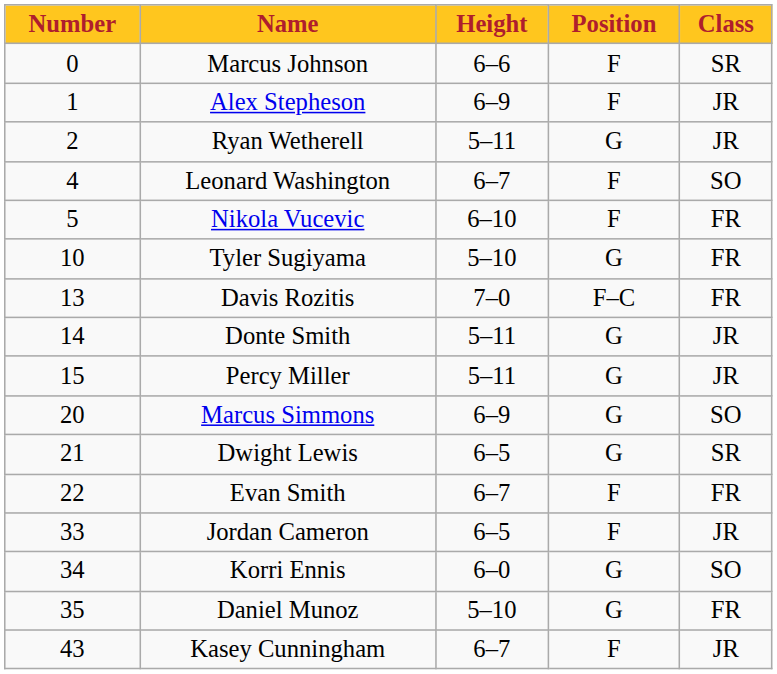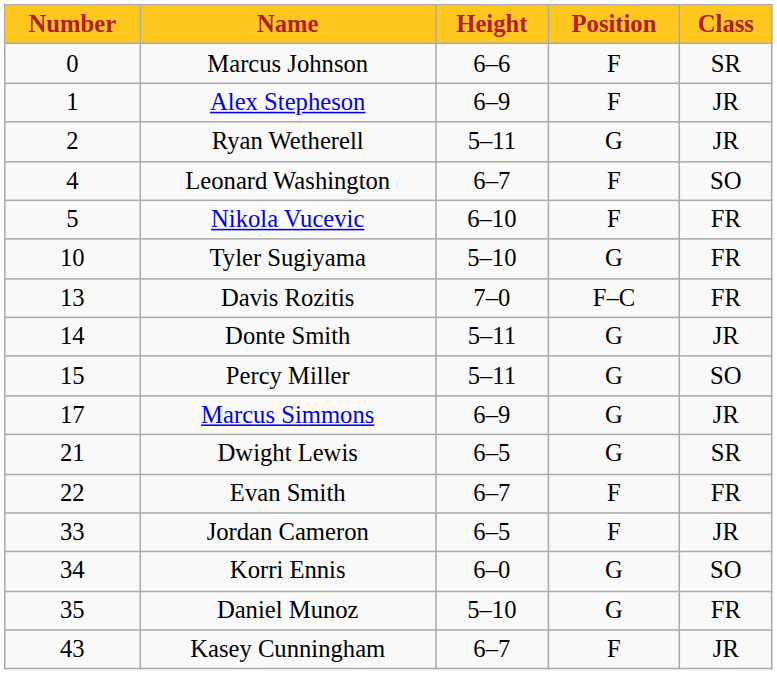(726, 375) JR -> (726, 375) SO
(72, 414) 20 -> (72, 414) 17
(726, 414) SO -> (726, 414) JR
